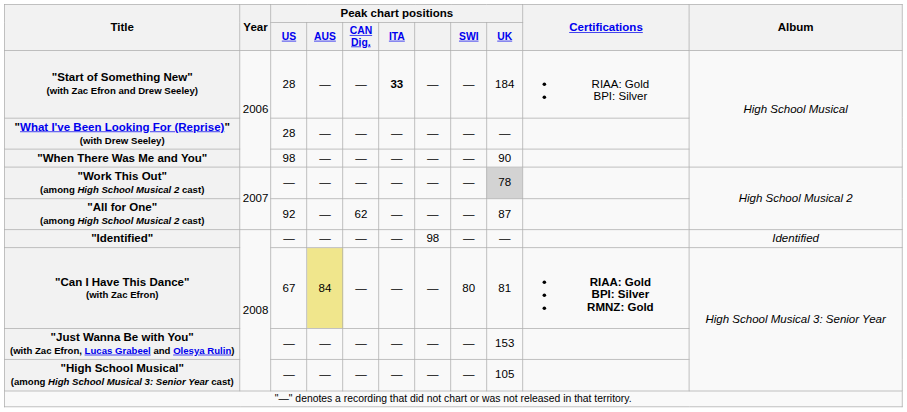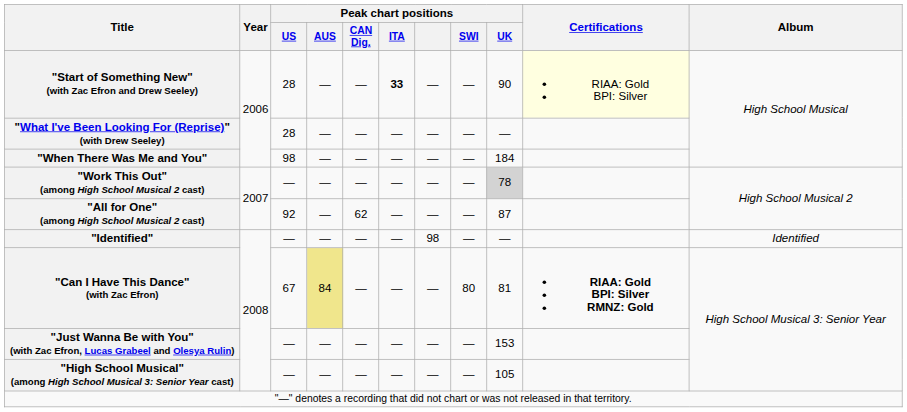(505, 84) 184 -> (505, 84) 90
(606, 91) no background -> (606, 91) lightyellow background
(505, 158) 90 -> (505, 158) 184
